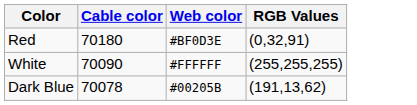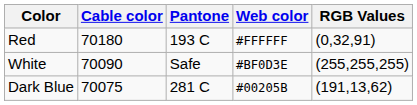+ column: (199, 16)
(196, 41) #BF0D3E -> (262, 41) #FFFFFF
(196, 65) #FFFFFF -> (262, 65) #BF0D3E
(102, 87) 70078 -> (102, 87) 70075
